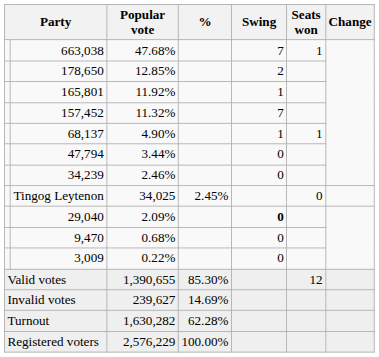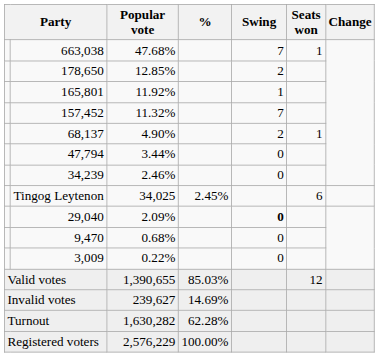(280, 133) 1 -> (280, 133) 2
(319, 196) 0 -> (319, 196) 6
(208, 279) 85.30% -> (208, 279) 85.03%
